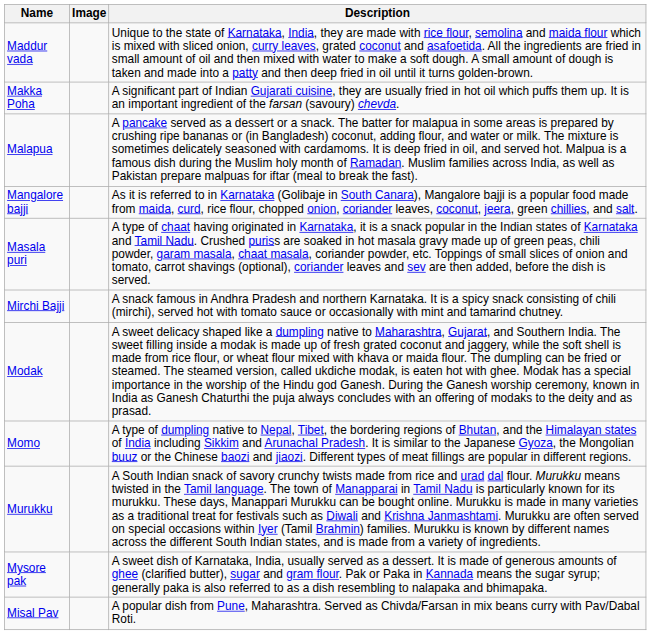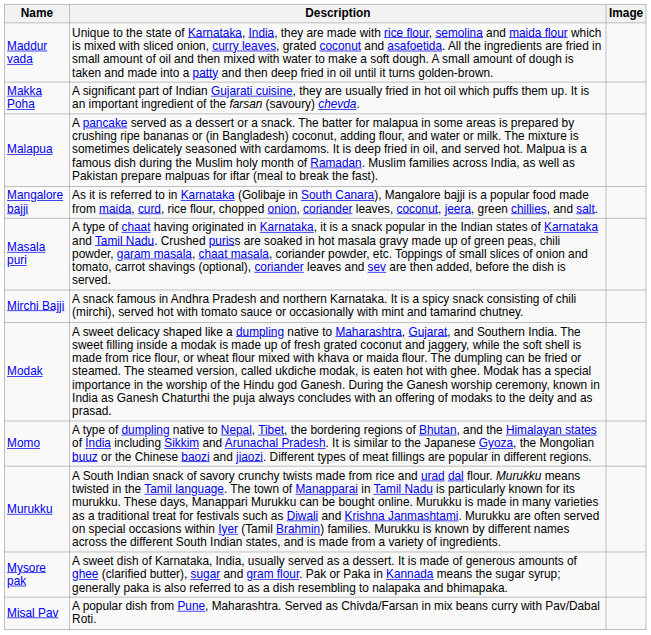columns swapped: (89, 13) <-> (377, 13)
